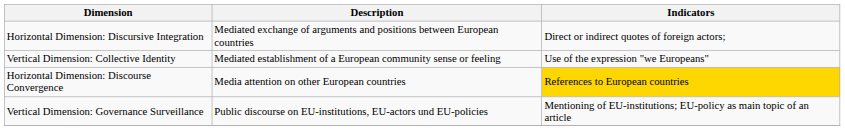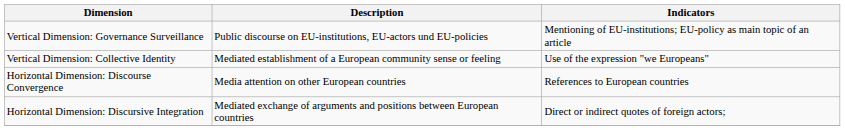rows swapped: (105, 111) <-> (105, 36)
(617, 82) gold background -> (617, 82) no background
